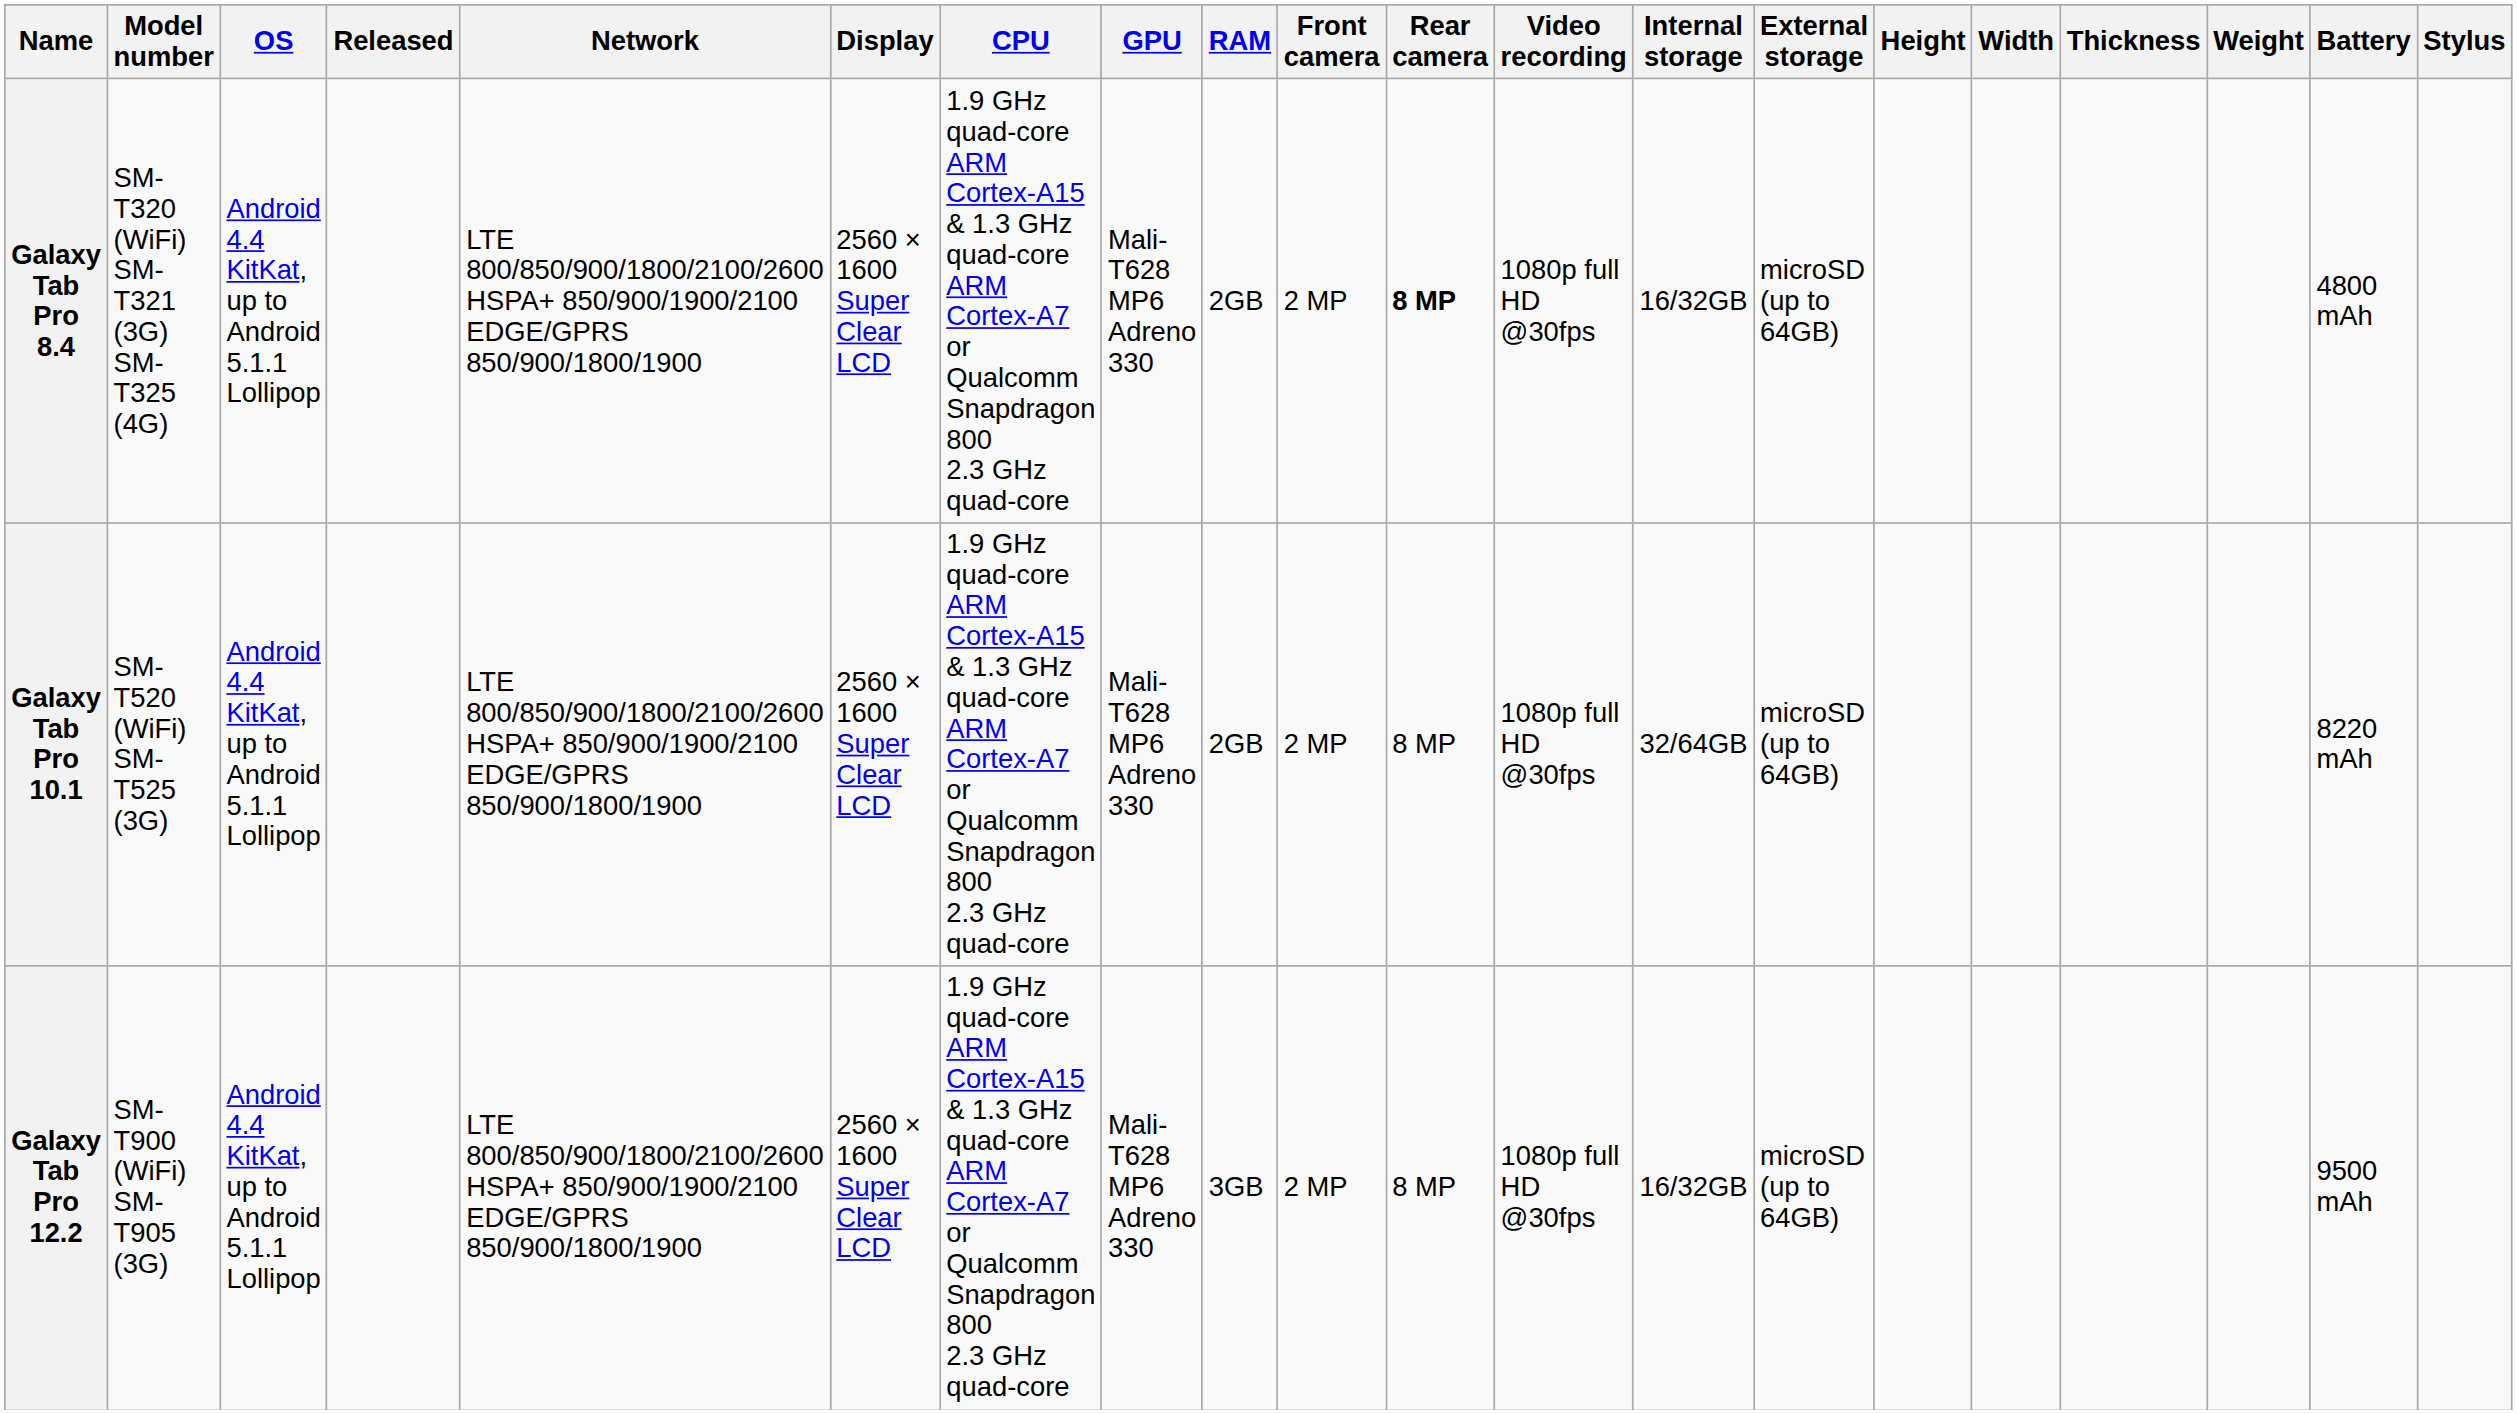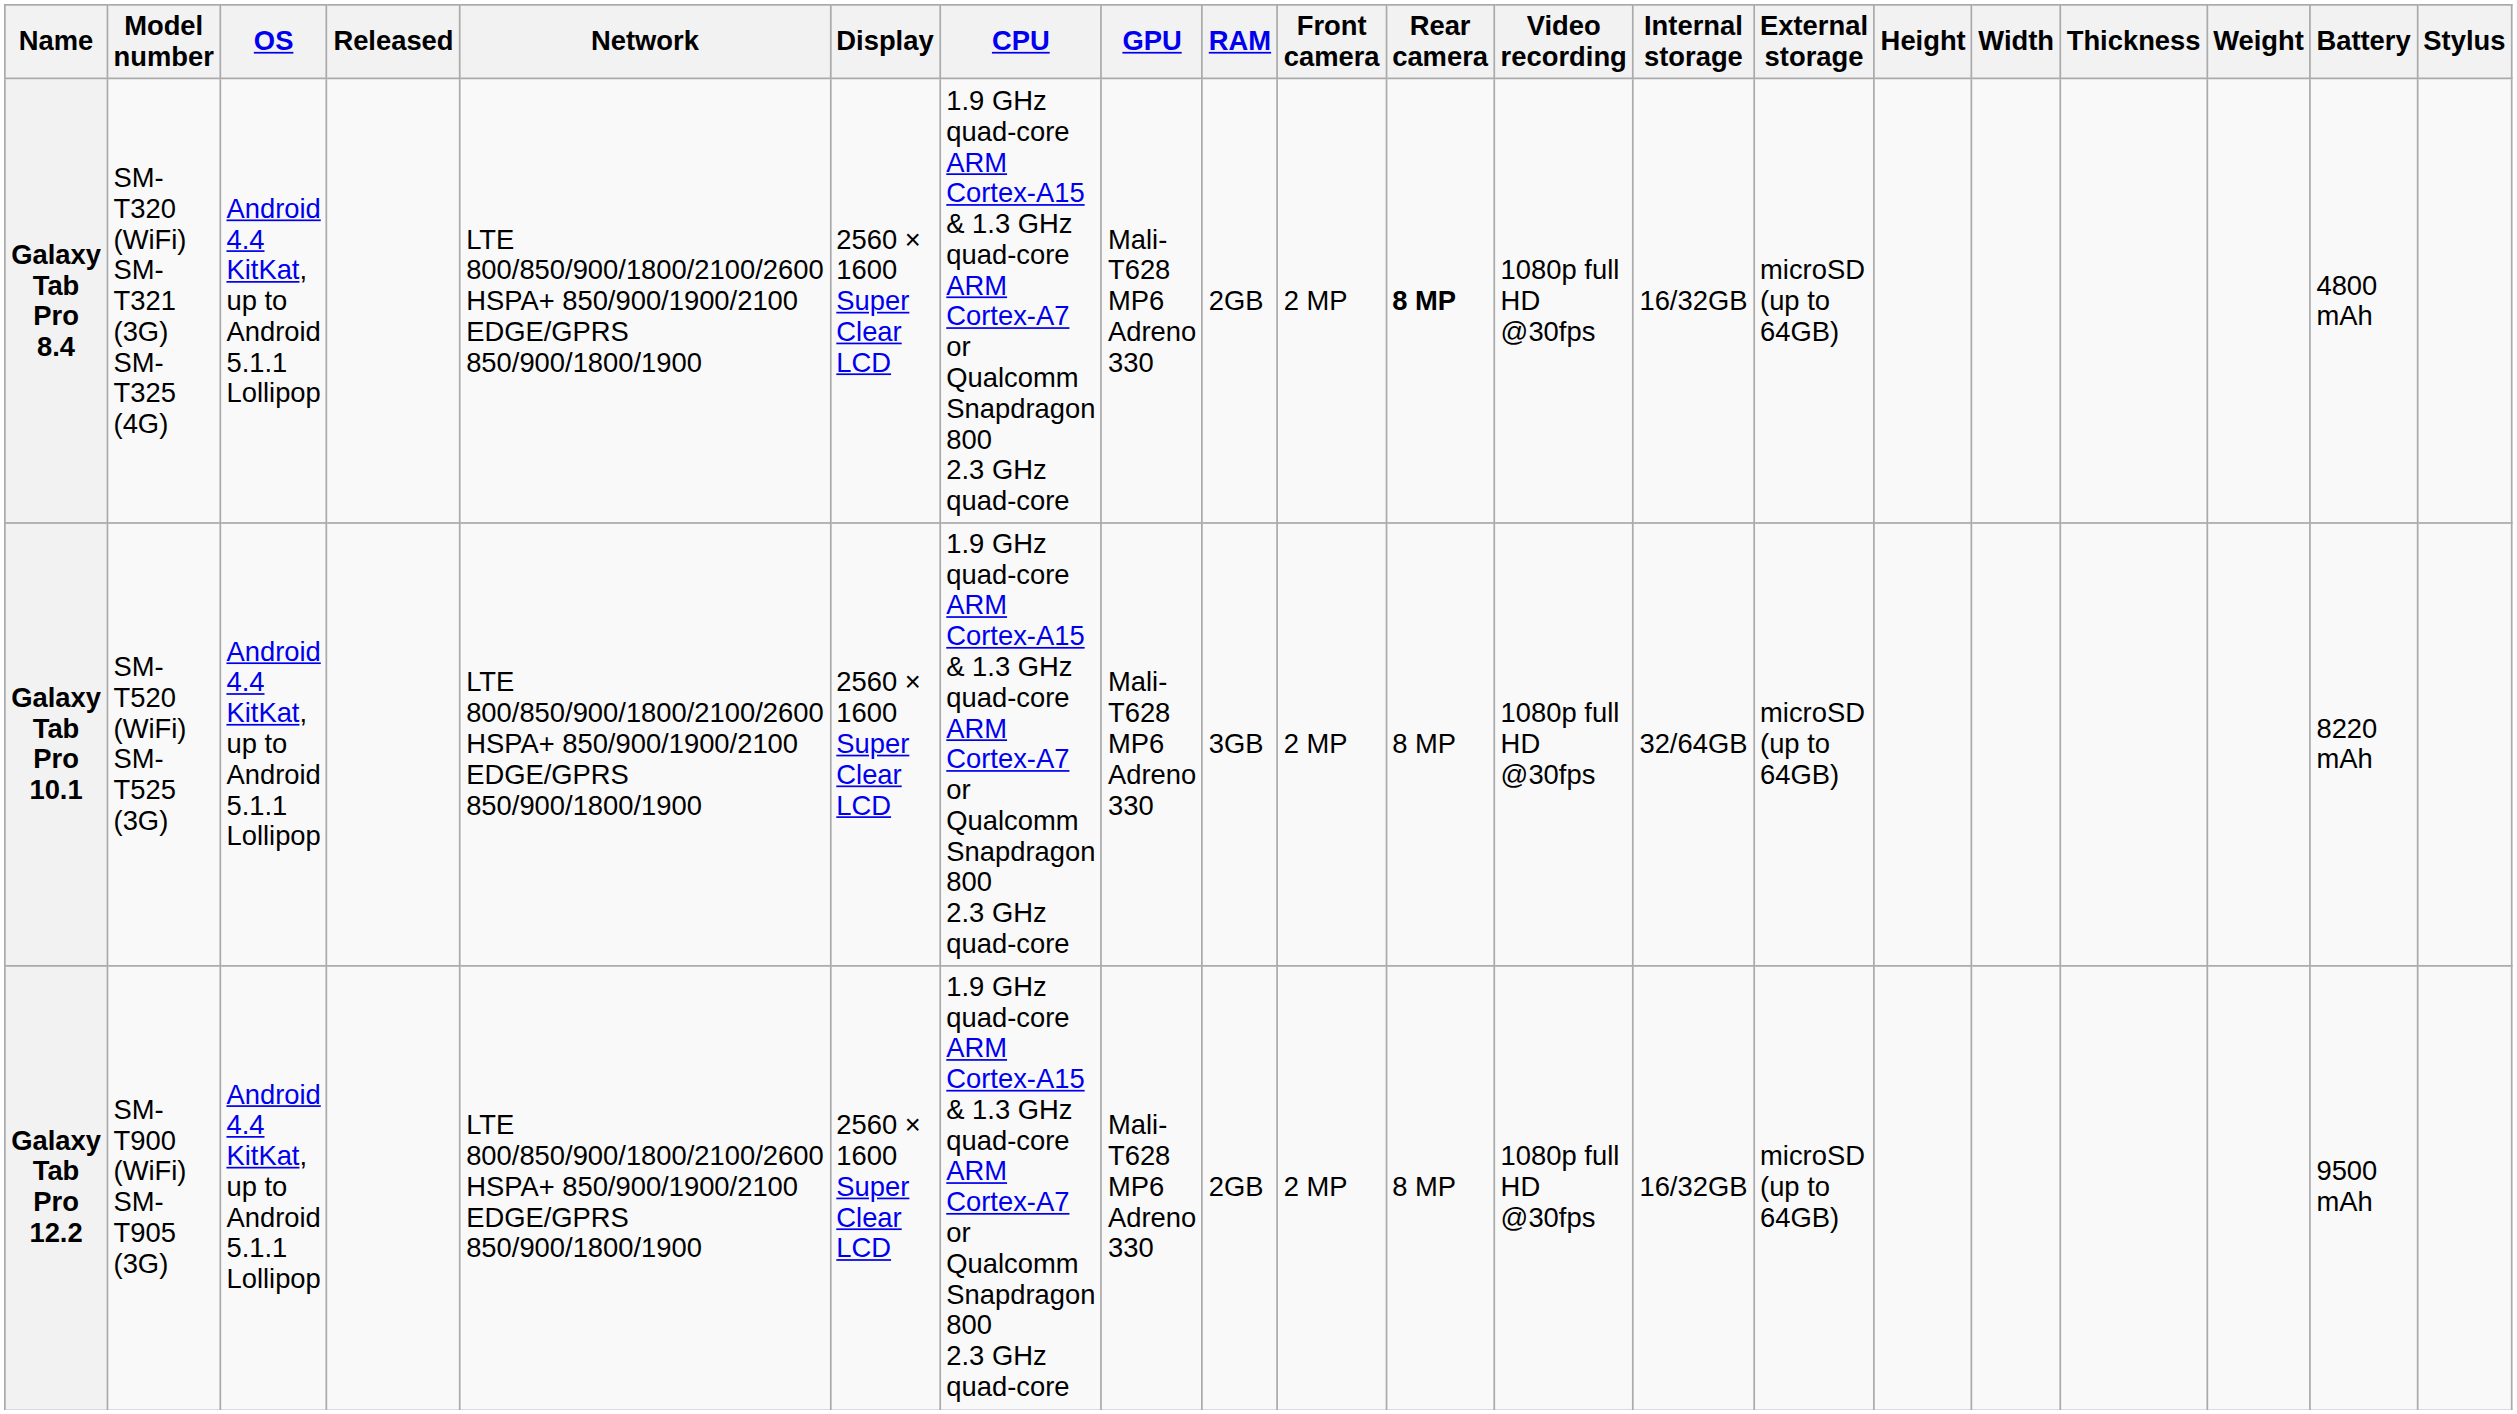(1236, 743) 2GB -> (1236, 743) 3GB
(1236, 1187) 3GB -> (1236, 1187) 2GB
